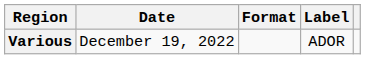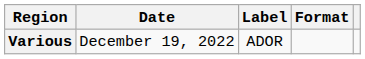columns swapped: (269, 17) <-> (327, 17)
